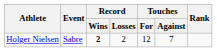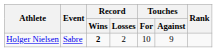(146, 40) 12 -> (146, 40) 10
(171, 40) 7 -> (171, 40) 9
